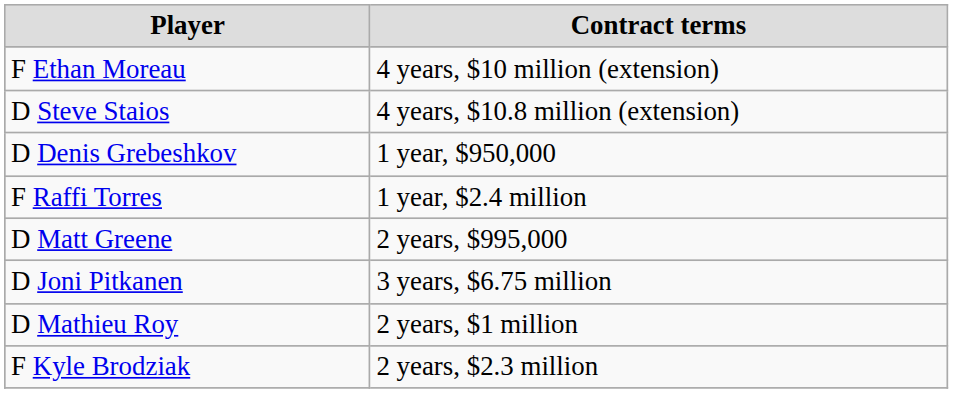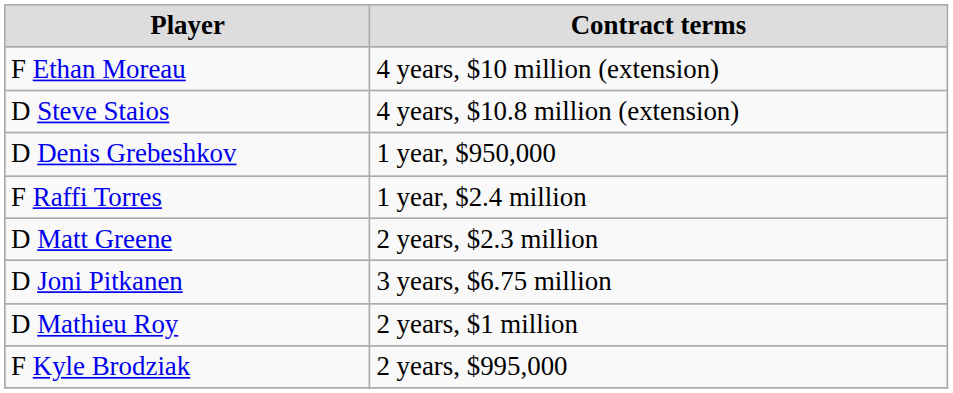(472, 238) 2 years, $995,000 -> (487, 238) 2 years, $2.3 million
(487, 366) 2 years, $2.3 million -> (472, 366) 2 years, $995,000
